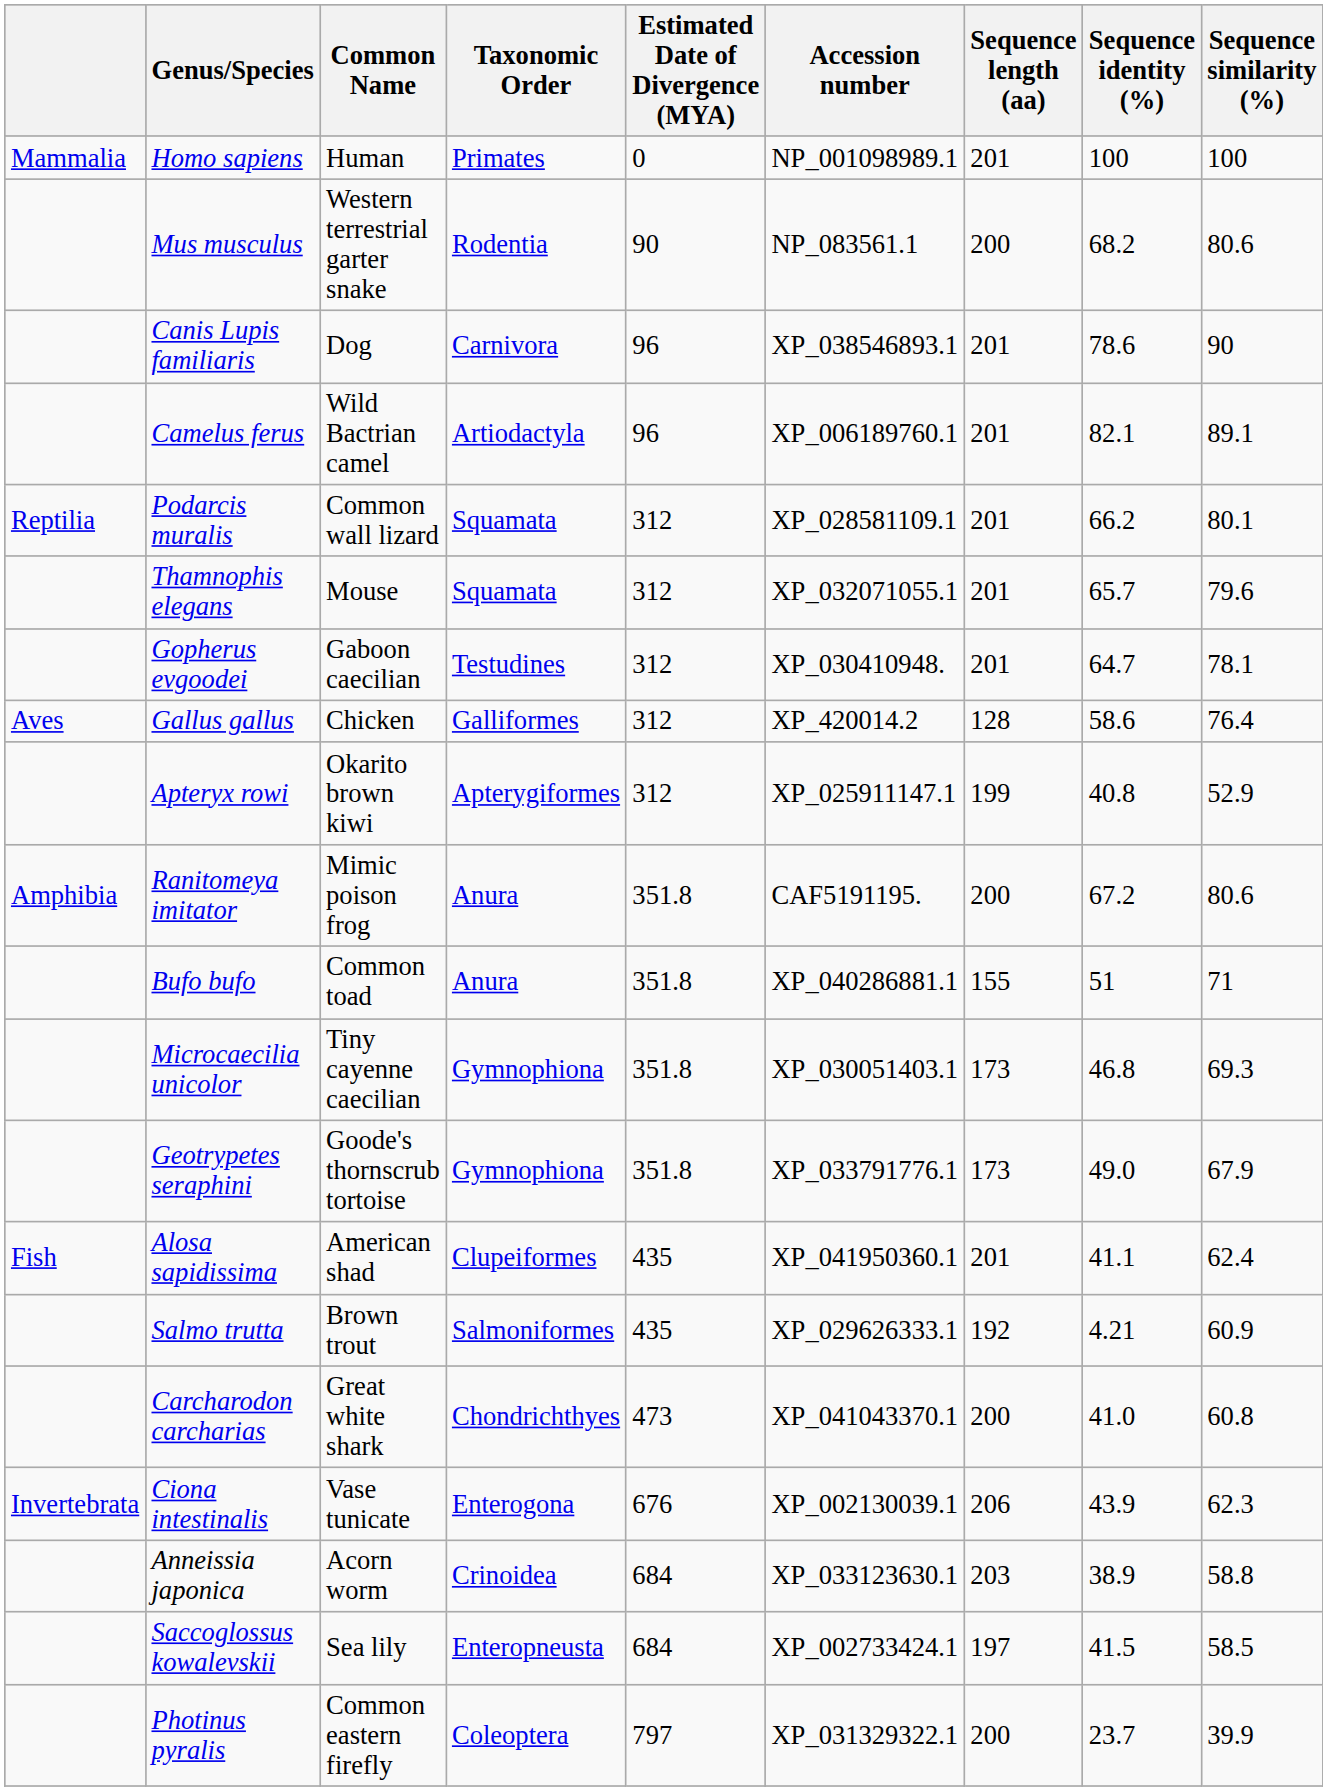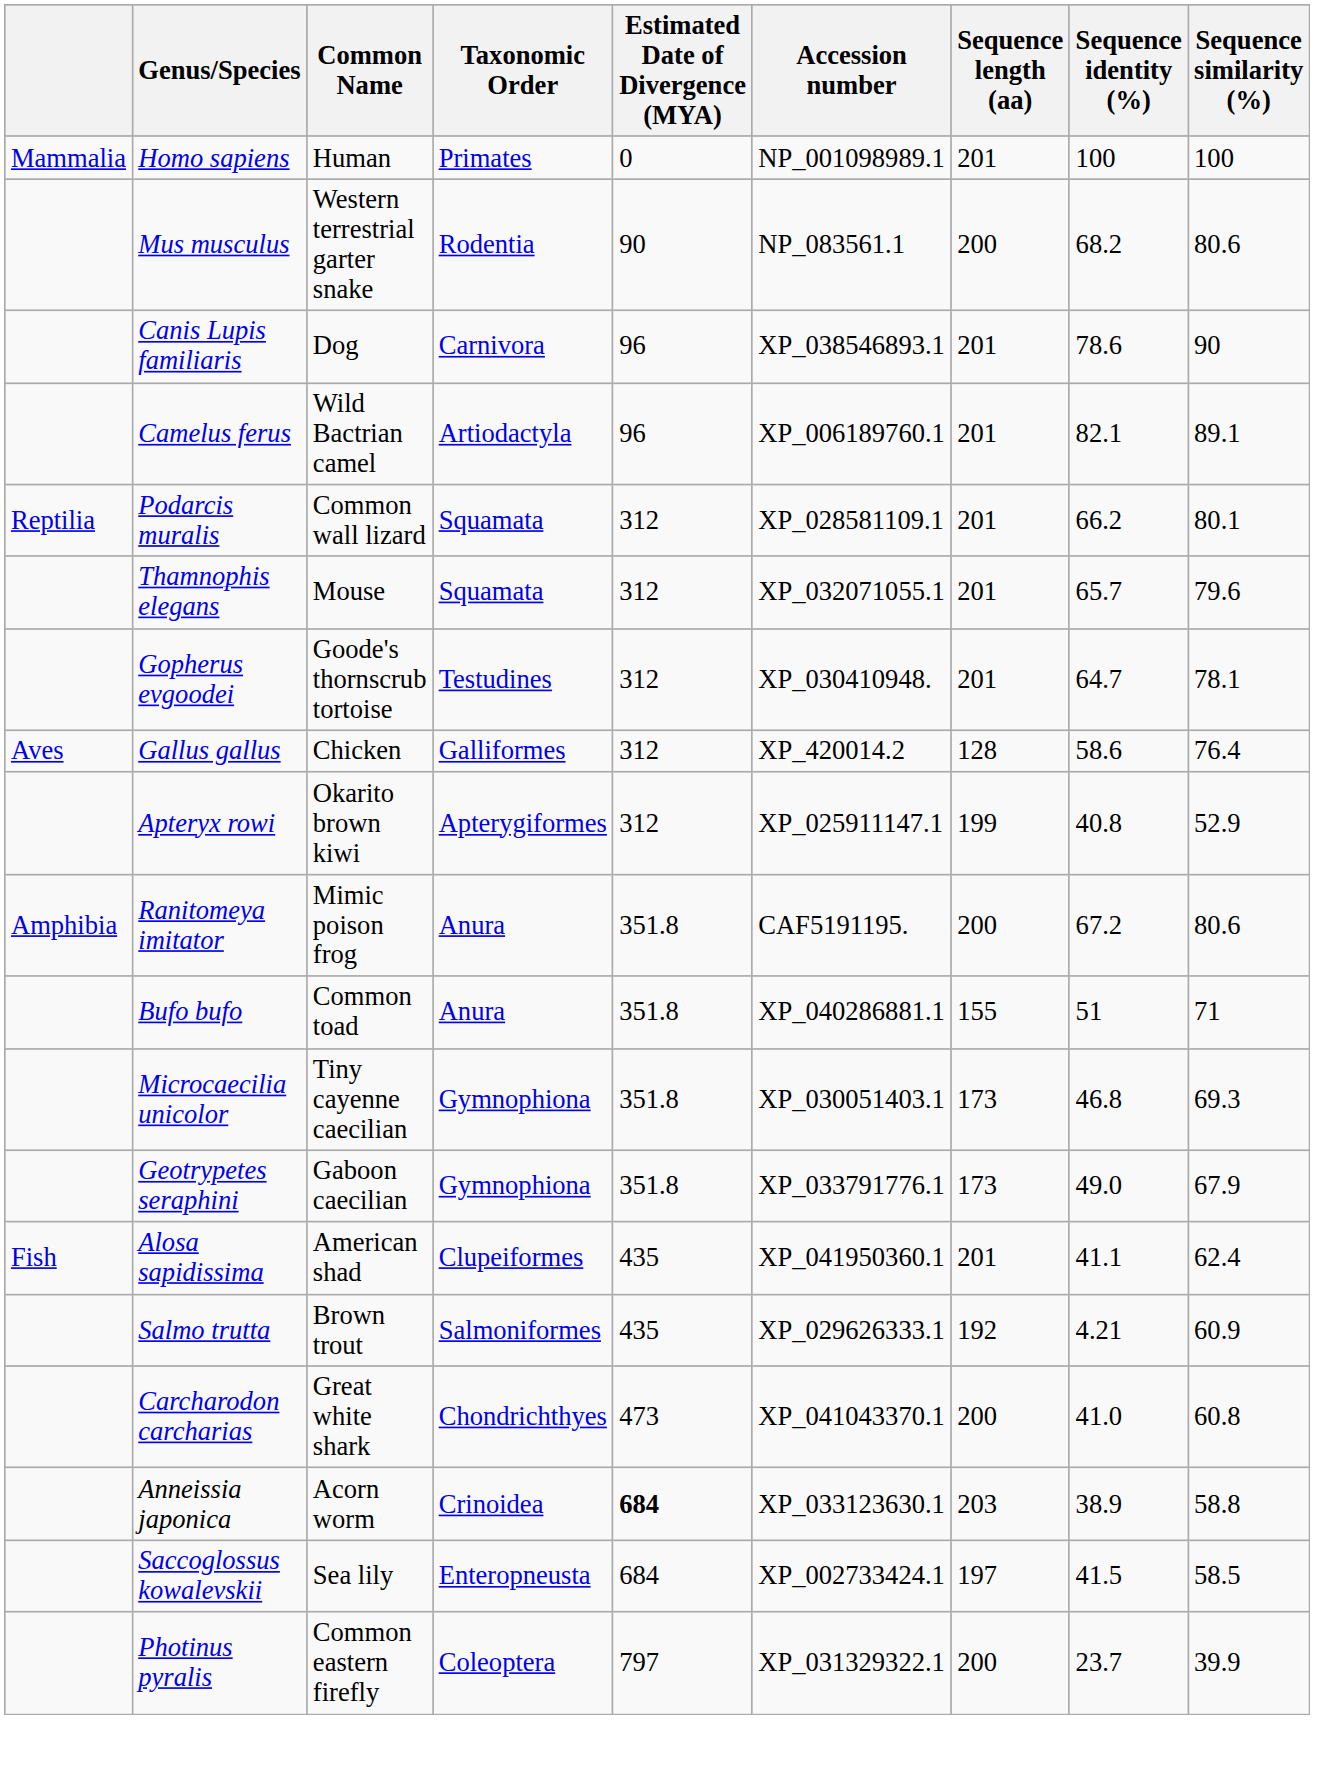(373, 664) Gaboon caecilian -> (370, 678) Goode's thornscrub tortoise
(383, 1170) Goode's thornscrub tortoise -> (360, 1185) Gaboon caecilian
- row: (210, 1503)
(652, 1575) normal -> (639, 1503) bold
